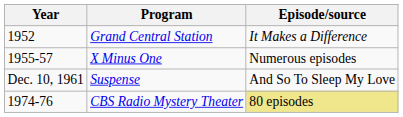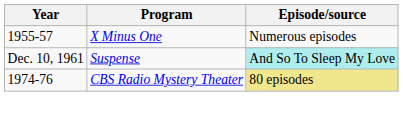- row: (151, 36)
(322, 79) no background -> (322, 58) paleturquoise background
